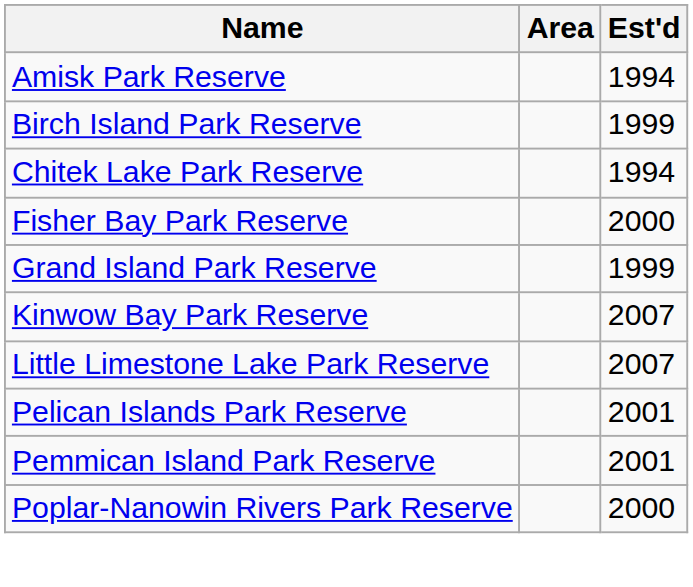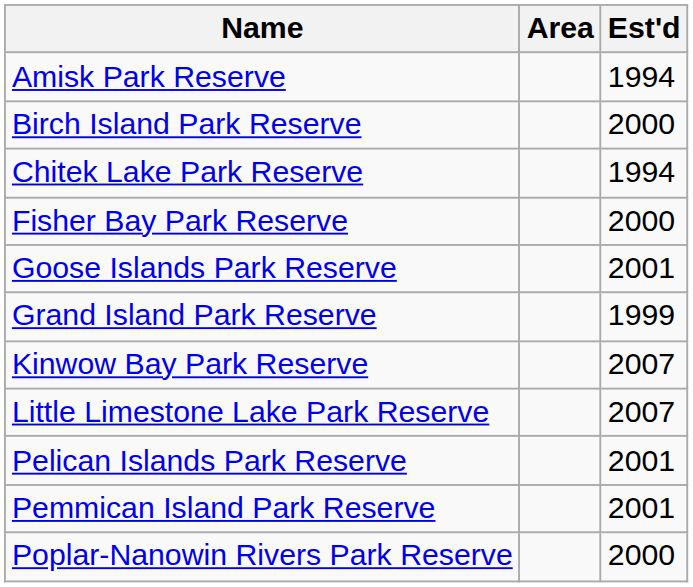(641, 124) 1999 -> (641, 124) 2000
+ row: (204, 268)
